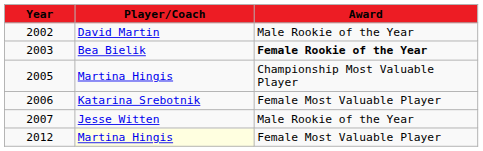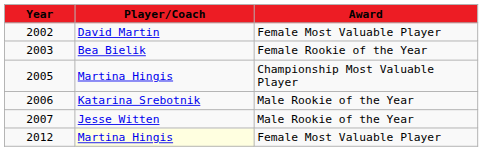(335, 32) Male Rookie of the Year -> (349, 32) Female Most Valuable Player
(342, 51) bold -> (342, 51) normal
(349, 100) Female Most Valuable Player -> (335, 100) Male Rookie of the Year
